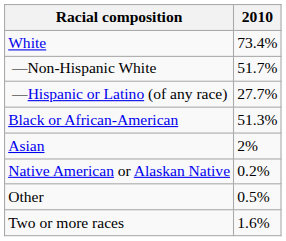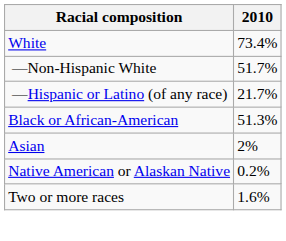(257, 94) 27.7% -> (257, 94) 21.7%
- row: (26, 197)
